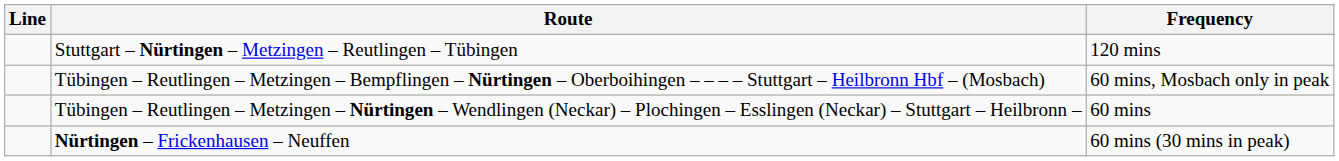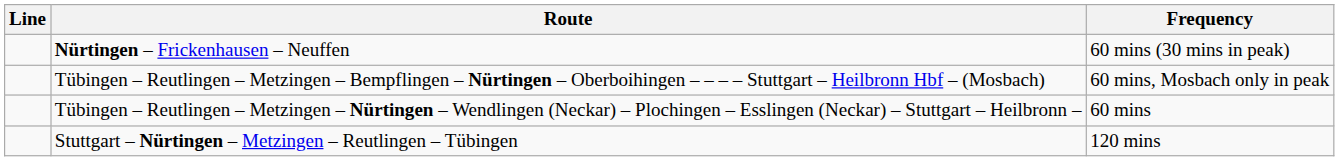rows swapped: (286, 49) <-> (202, 140)
